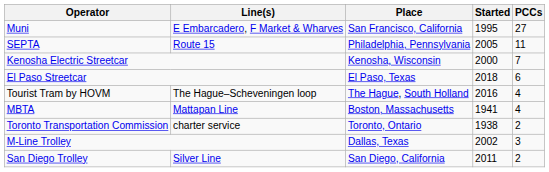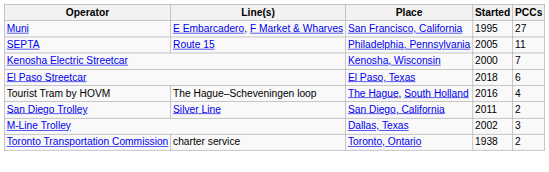- row: (21, 110)
rows swapped: (47, 158) <-> (88, 126)
